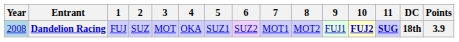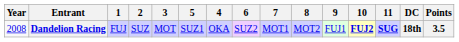columns swapped: (191, 12) <-> (218, 12)
(16, 29) lightblue background -> (16, 29) no background
(439, 29) 3.9 -> (439, 29) 3.5
